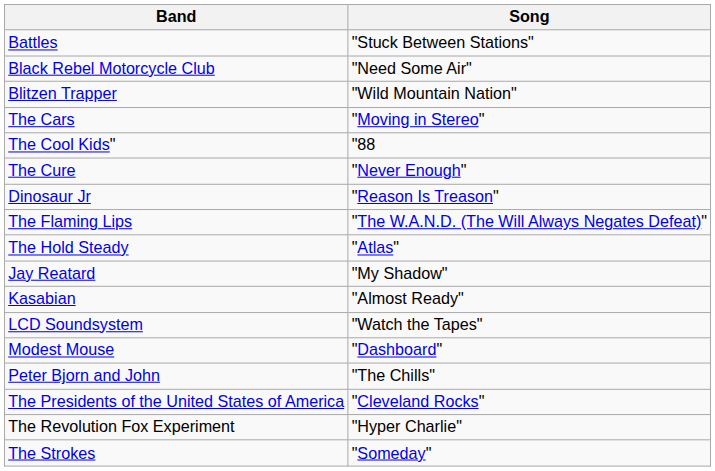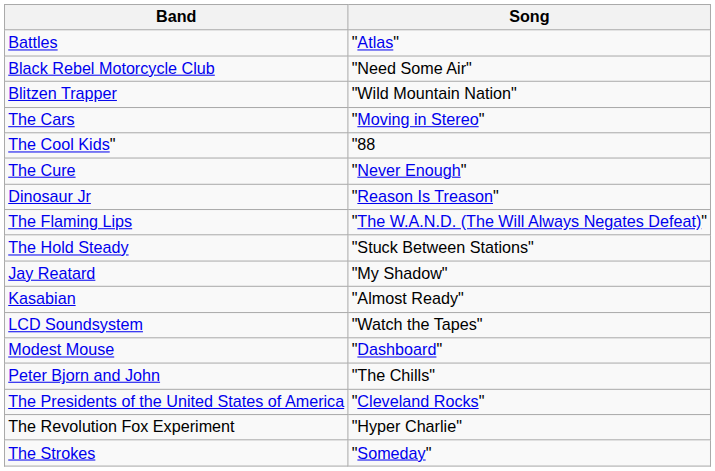(443, 42) "Stuck Between Stations" -> (375, 42) "Atlas"
(375, 247) "Atlas" -> (443, 247) "Stuck Between Stations"
